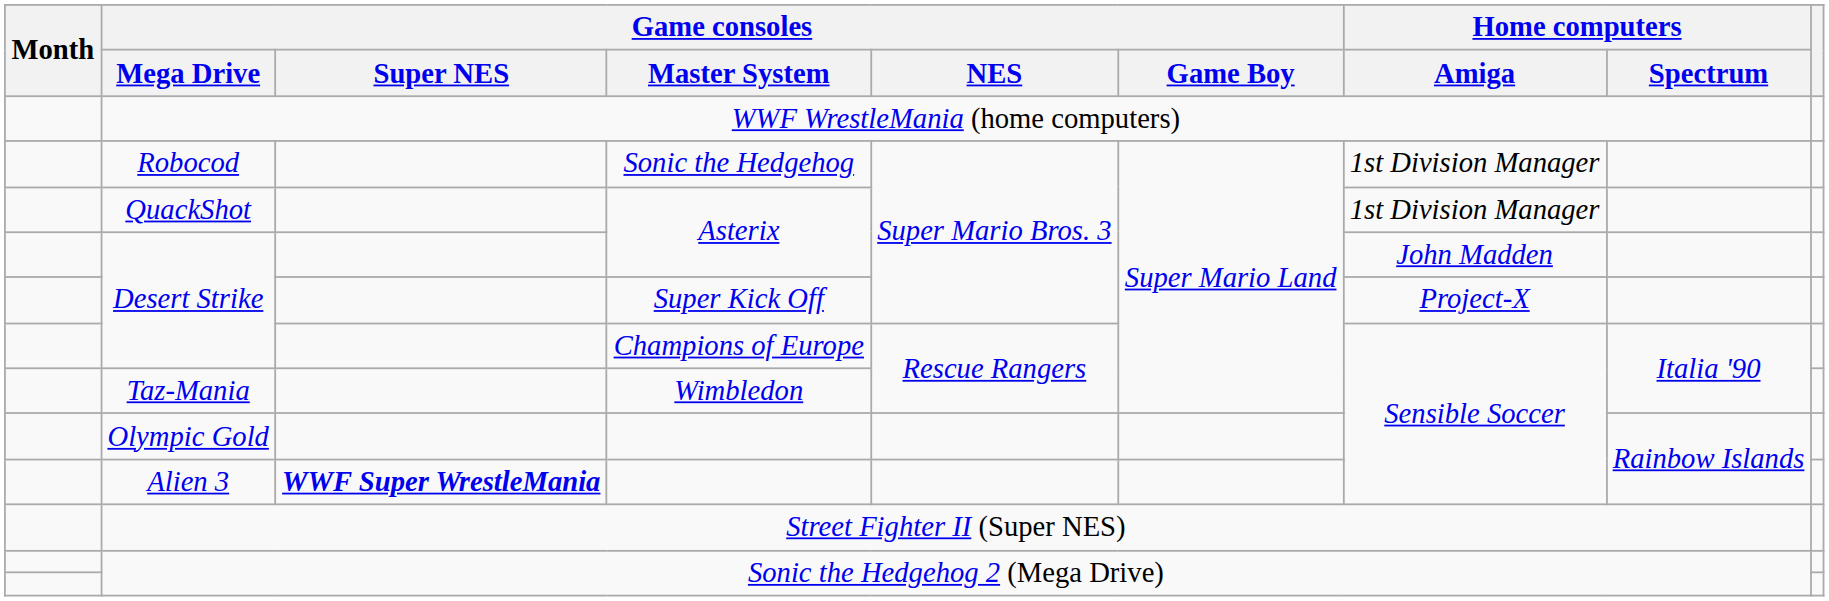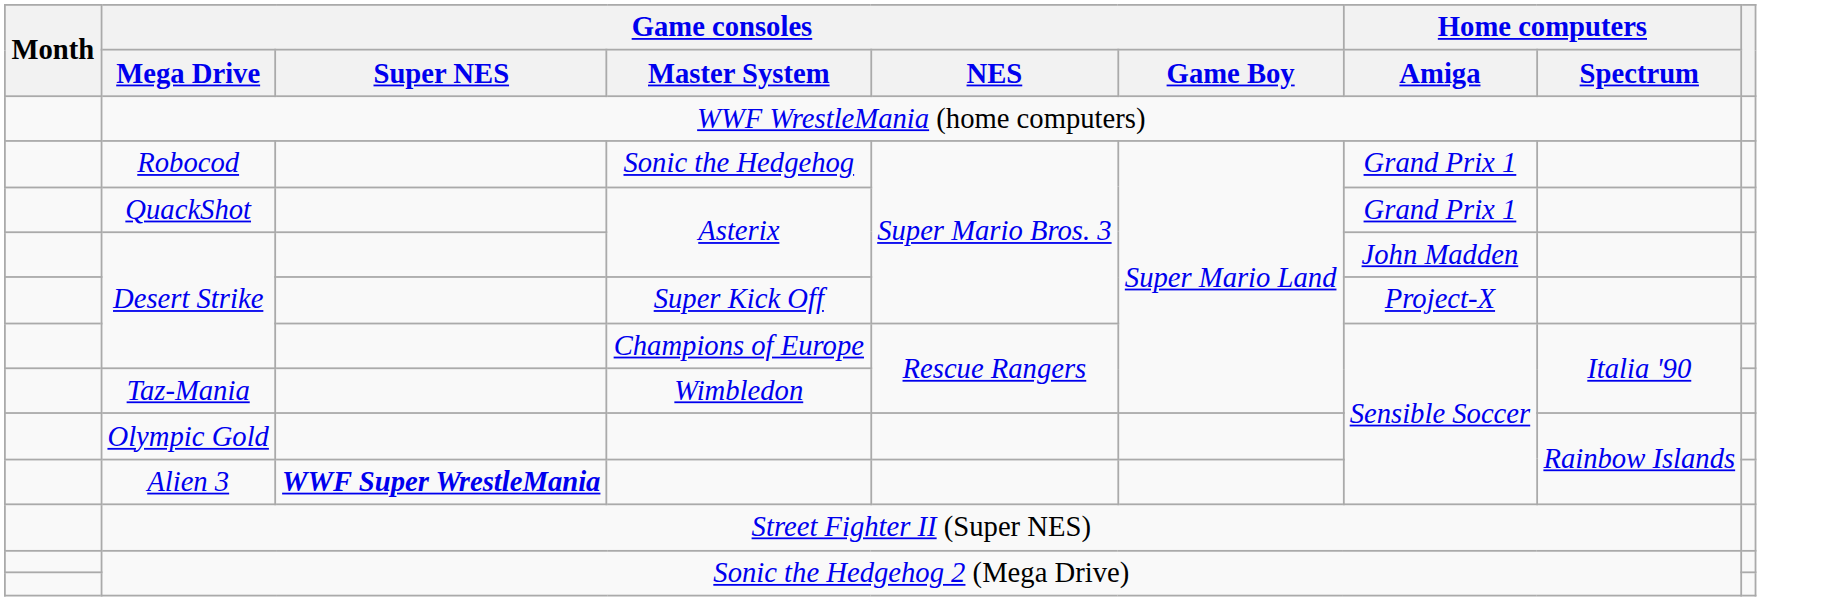(1475, 163) 1st Division Manager -> (1440, 163) Grand Prix 1
(1475, 208) 1st Division Manager -> (1440, 208) Grand Prix 1
